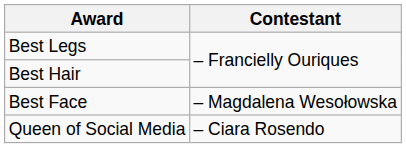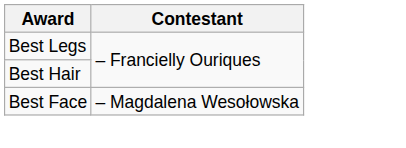- row: (97, 129)
